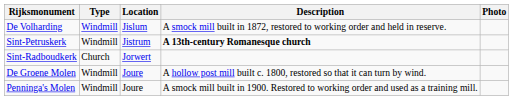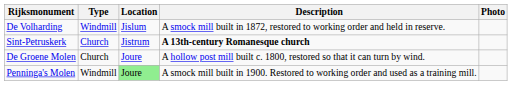(100, 42) Windmill -> (94, 42) Church
- row: (42, 57)
(100, 73) Windmill -> (94, 57) Church
(133, 88) no background -> (131, 73) lightgreen background
